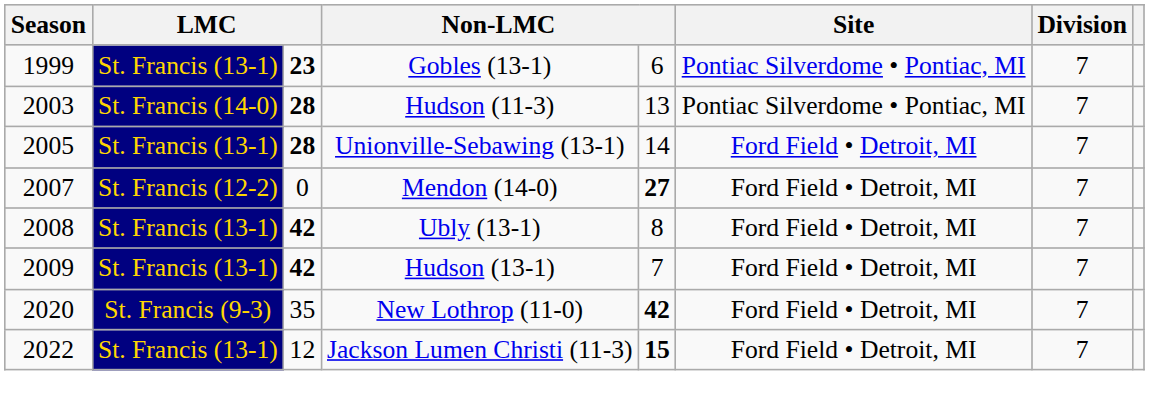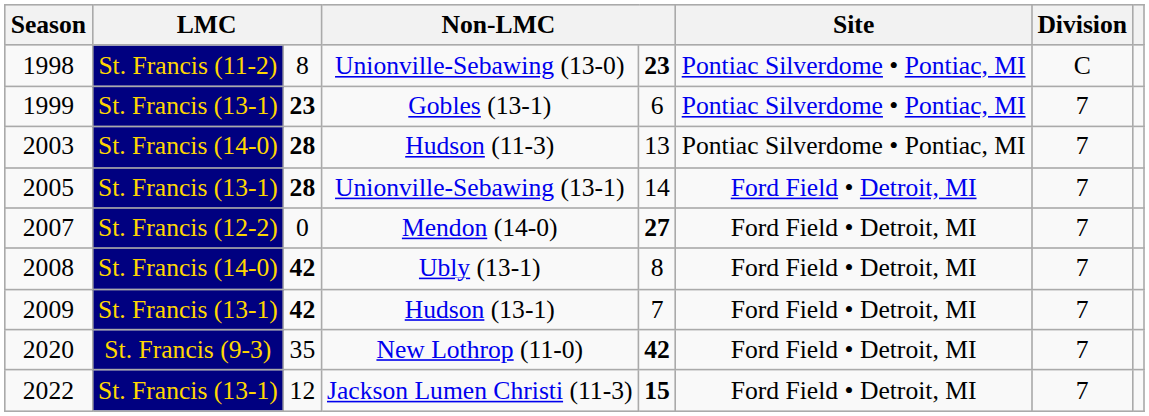+ row: (480, 65)
(188, 227) St. Francis (13-1) -> (188, 268) St. Francis (14-0)
